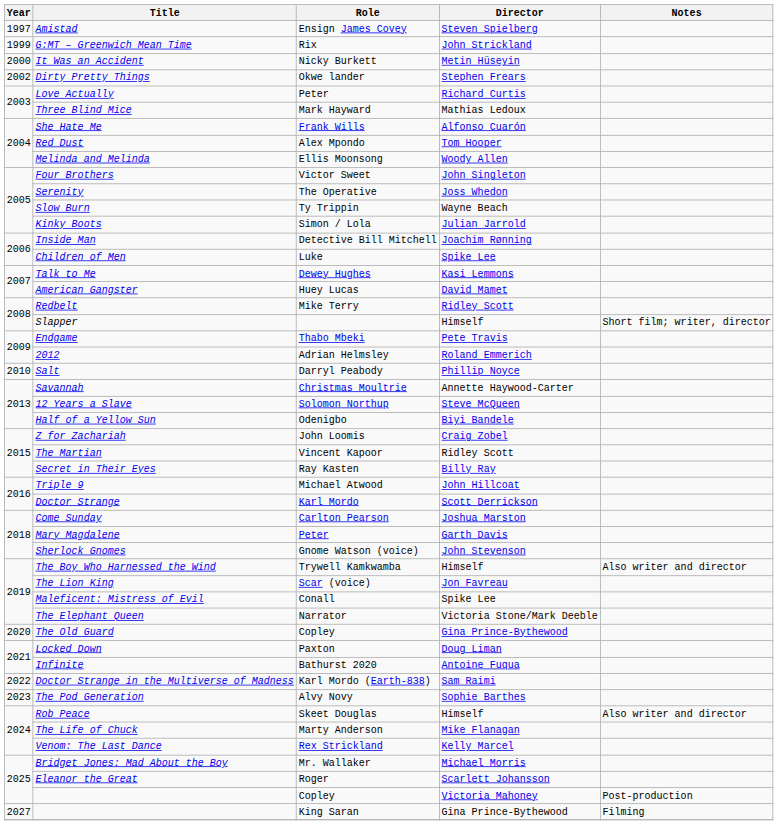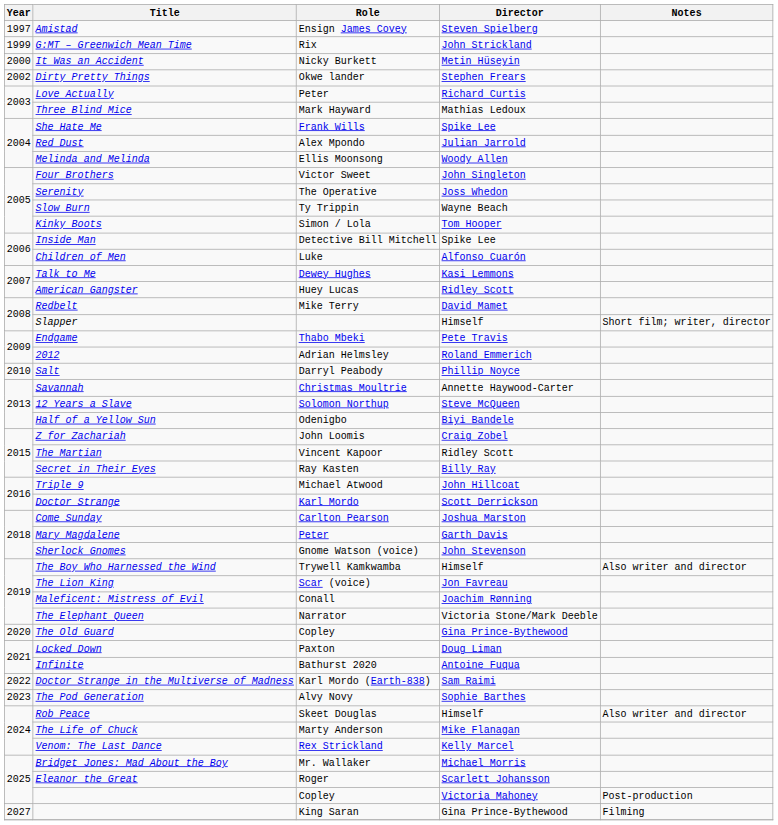(484, 127) Alfonso Cuarón -> (469, 127) Spike Lee
(472, 143) Tom Hooper -> (484, 143) Julian Jarrold
(484, 225) Julian Jarrold -> (472, 225) Tom Hooper
(487, 241) Joachim Rønning -> (469, 241) Spike Lee
(469, 257) Spike Lee -> (484, 257) Alfonso Cuarón
(475, 290) David Mamet -> (478, 290) Ridley Scott
(478, 306) Ridley Scott -> (475, 306) David Mamet
(469, 600) Spike Lee -> (487, 600) Joachim Rønning
